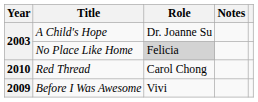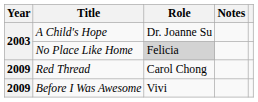(19, 69) 2010 -> (19, 69) 2009
